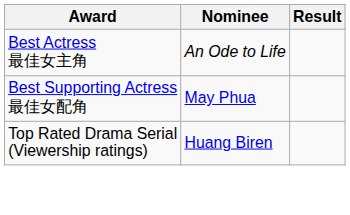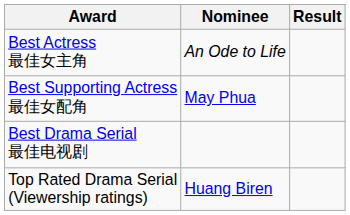+ row: (72, 143)
